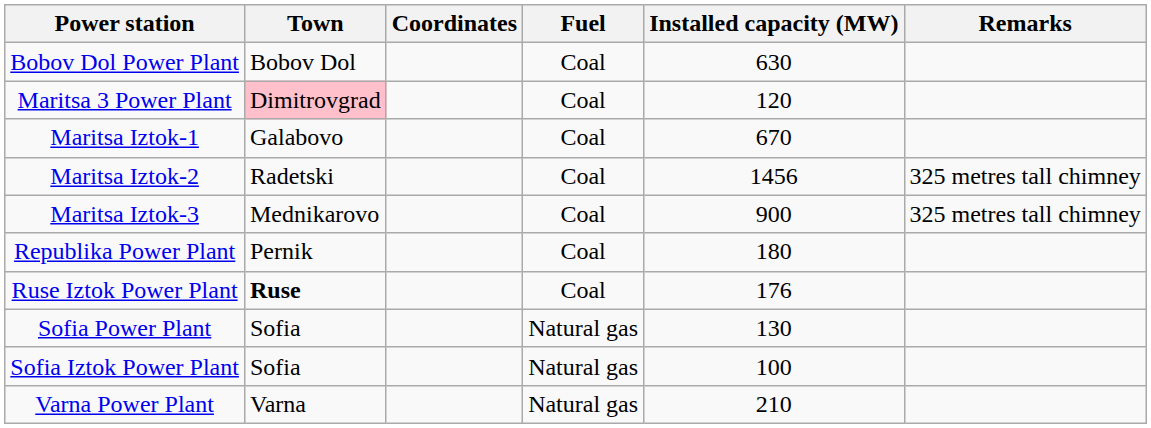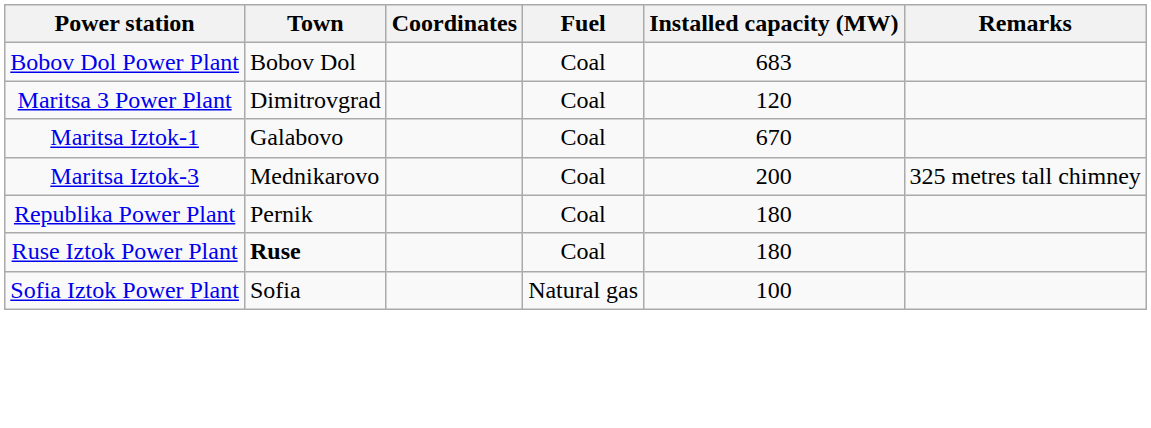(774, 61) 630 -> (774, 61) 683
(315, 99) pink background -> (315, 99) no background
- row: (125, 175)
(774, 213) 900 -> (774, 175) 200
(774, 289) 176 -> (774, 251) 180
- row: (125, 328)
- row: (125, 404)
